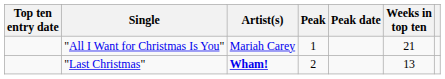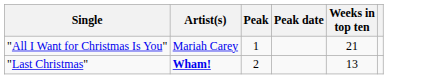- column: (33, 20)
